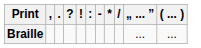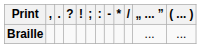+ column: (90, 14)
